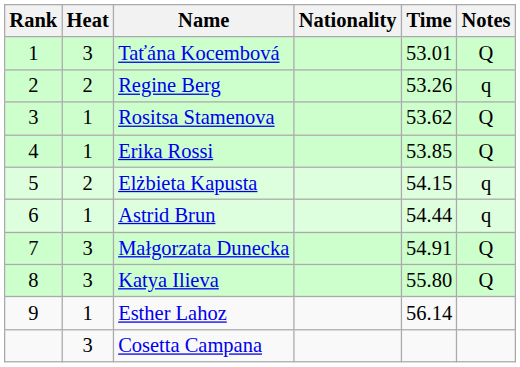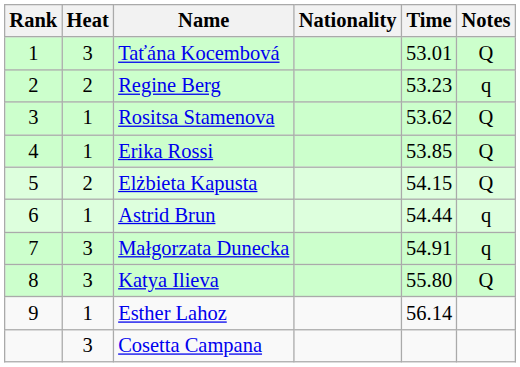(429, 85) 53.26 -> (429, 85) 53.23
(486, 183) q -> (486, 183) Q
(486, 248) Q -> (486, 248) q
